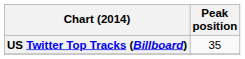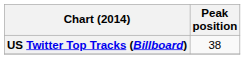(215, 44) 35 -> (215, 44) 38
